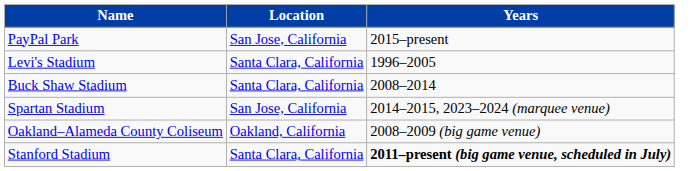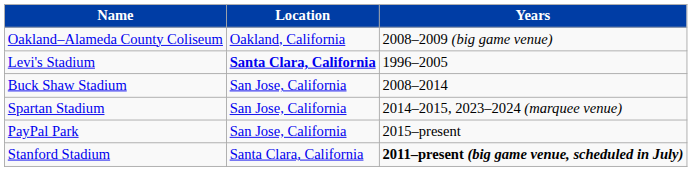rows swapped: (43, 39) <-> (115, 131)
(297, 62) normal -> (303, 62) bold
(297, 85) Santa Clara, California -> (288, 85) San Jose, California
